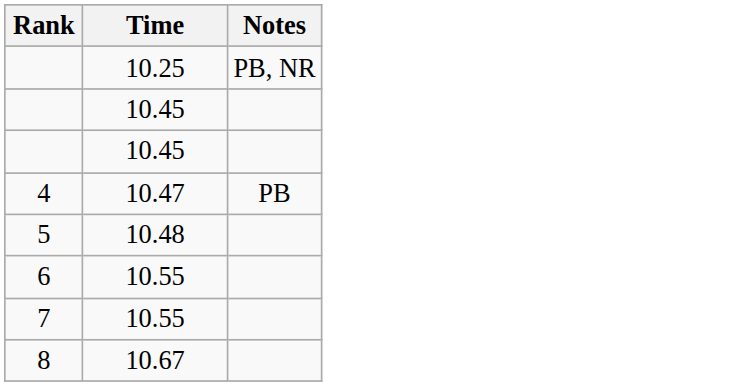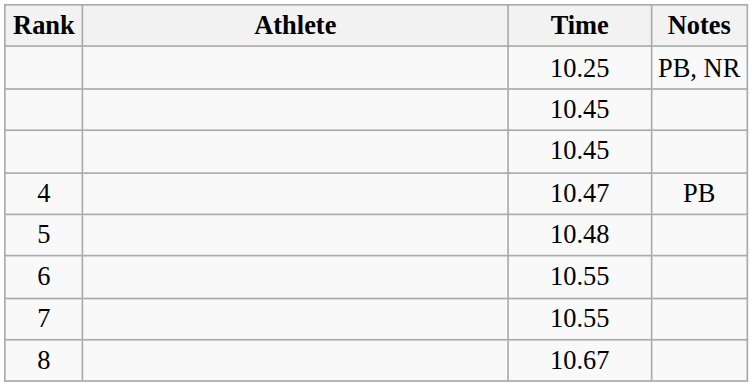+ column: (295, 25)
